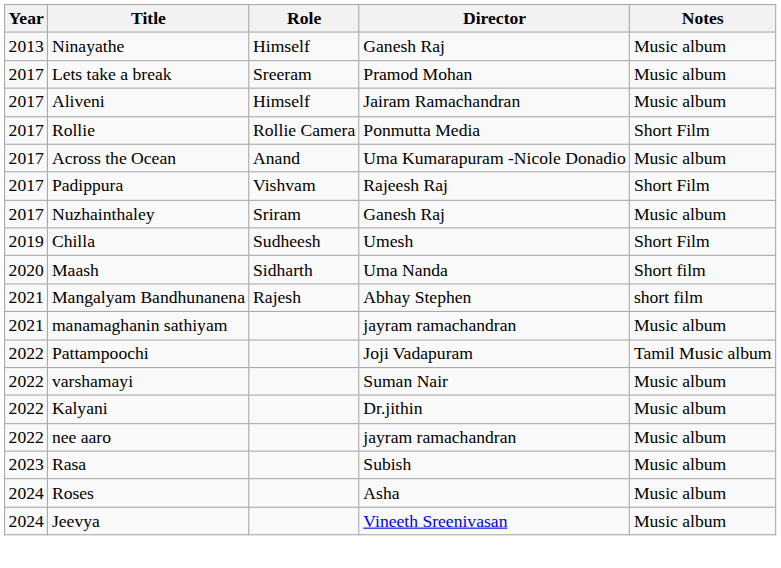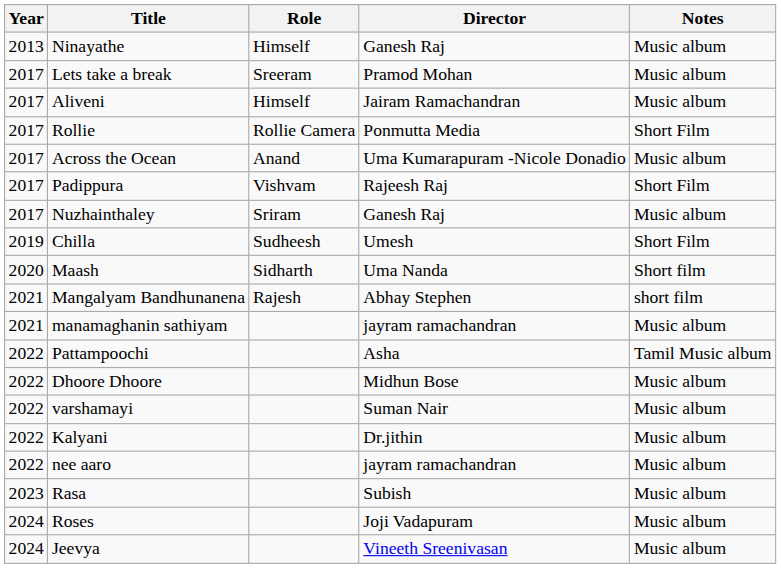(418, 353) Joji Vadapuram -> (381, 353) Asha
+ row: (107, 381)
(381, 492) Asha -> (418, 520) Joji Vadapuram
